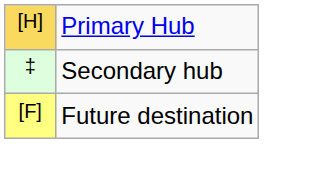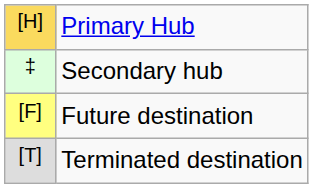+ row: (182, 160)
